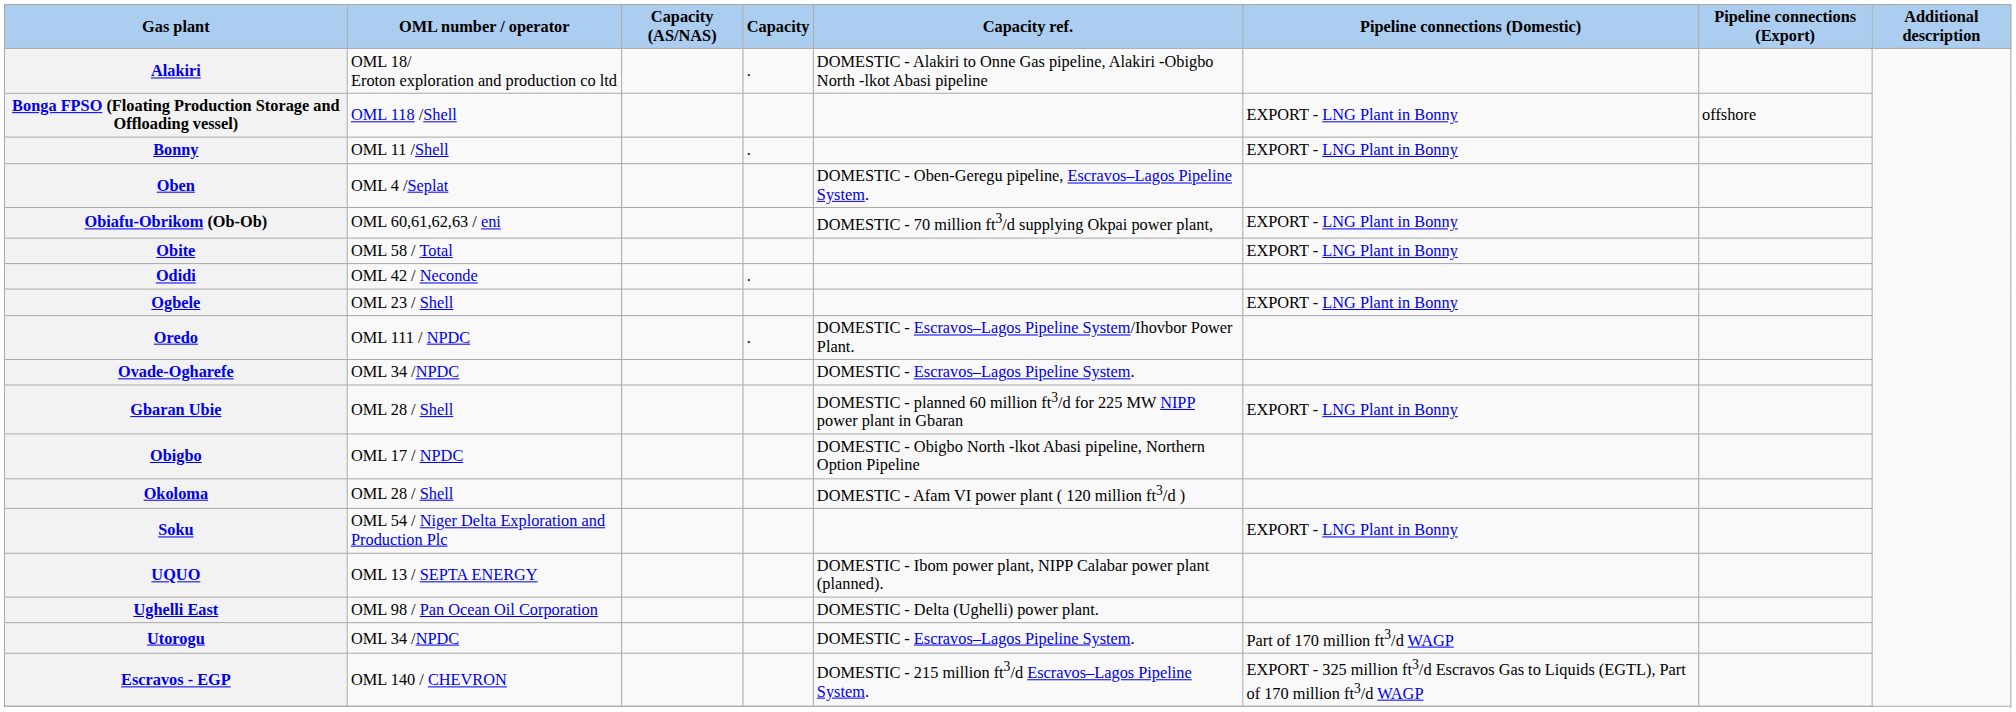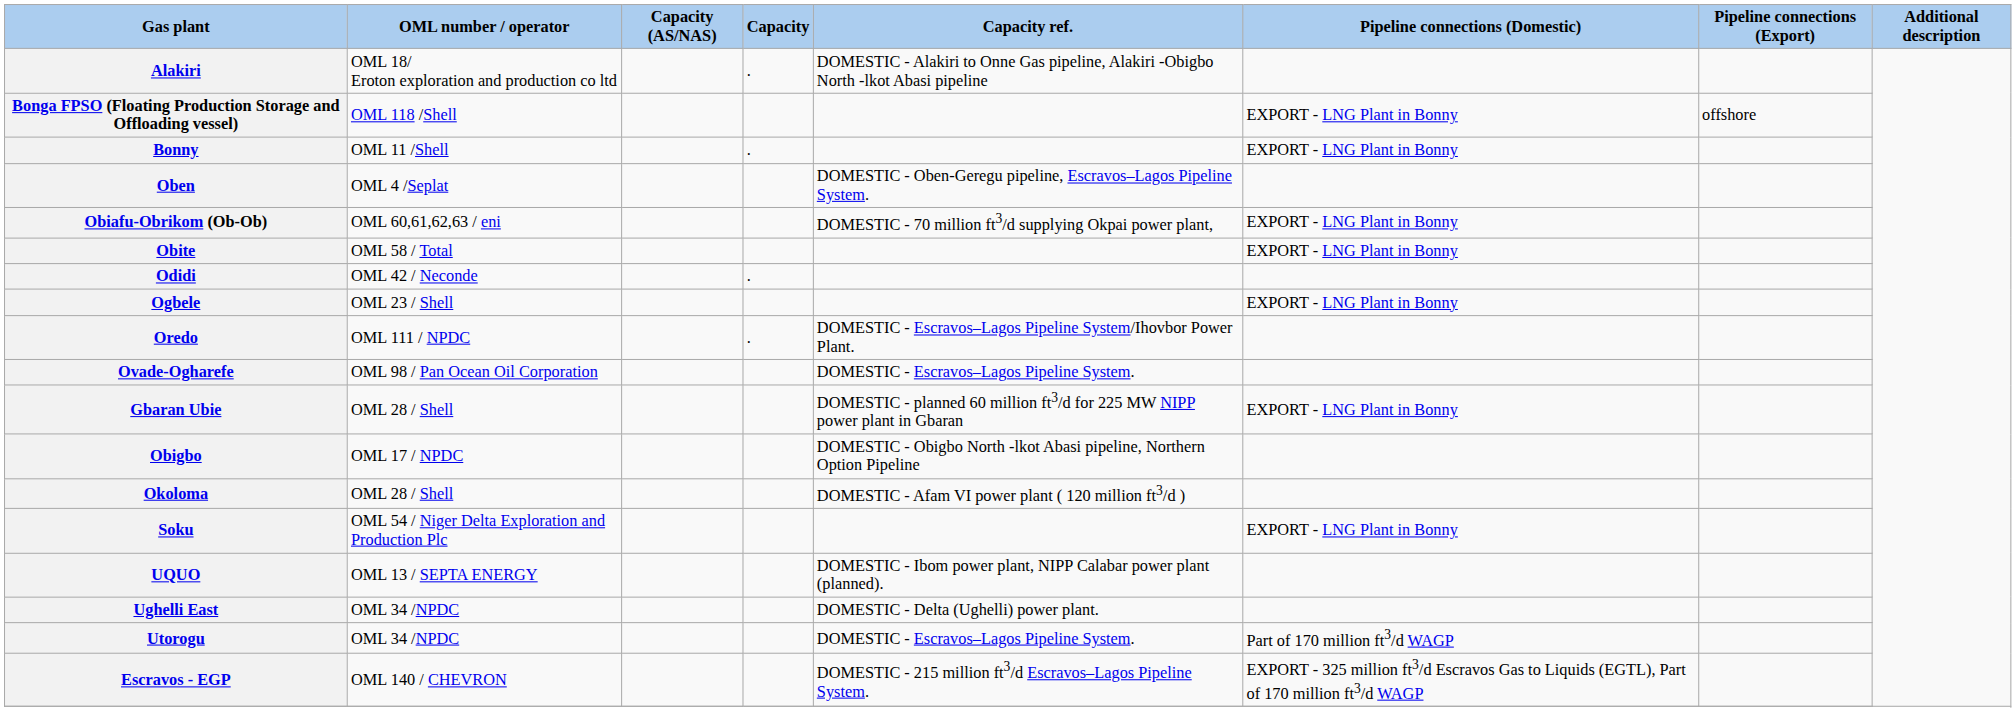(405, 372) OML 34 /NPDC -> (474, 372) OML 98 / Pan Ocean Oil Corporation
(474, 610) OML 98 / Pan Ocean Oil Corporation -> (405, 610) OML 34 /NPDC
